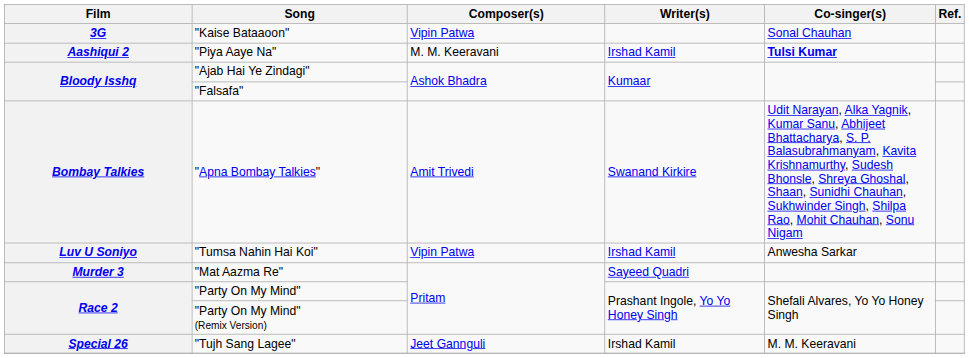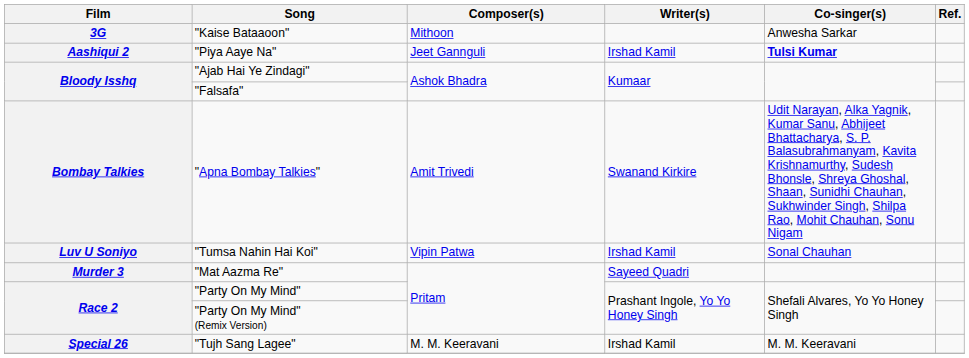(442, 33) Vipin Patwa -> (432, 33) Mithoon
(809, 33) Sonal Chauhan -> (812, 33) Anwesha Sarkar
(455, 52) M. M. Keeravani -> (448, 52) Jeet Gannguli
(812, 252) Anwesha Sarkar -> (809, 252) Sonal Chauhan
(448, 343) Jeet Gannguli -> (455, 343) M. M. Keeravani
